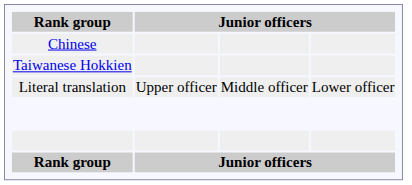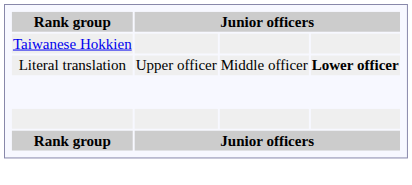- row: (72, 43)
(353, 87) normal -> (355, 65) bold
